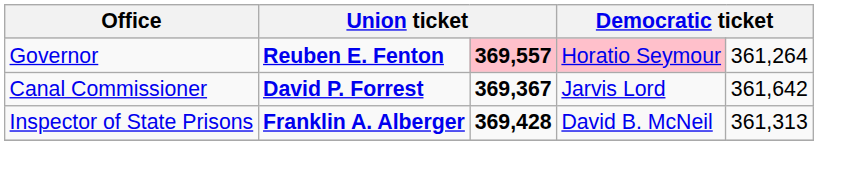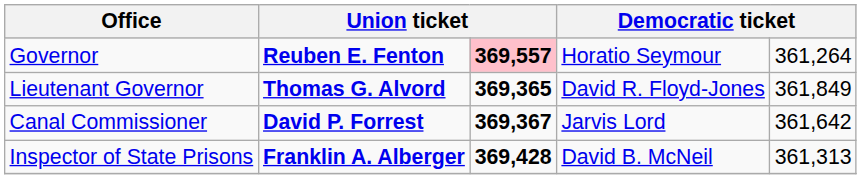(641, 55) pink background -> (641, 55) no background
+ row: (107, 88)
